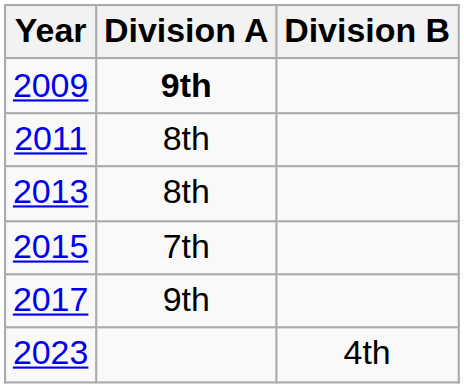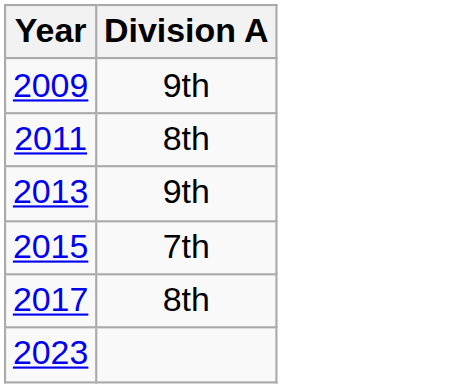- column: (367, 31)
(186, 85) bold -> (186, 85) normal
(186, 192) 8th -> (186, 192) 9th
(186, 300) 9th -> (186, 300) 8th
